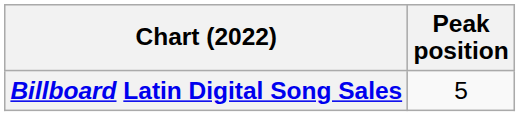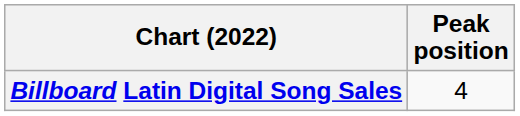(461, 90) 5 -> (461, 90) 4
